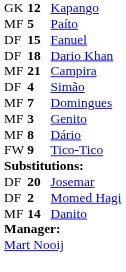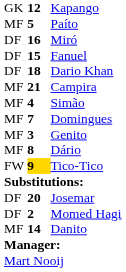+ row: (64, 39)
(13, 86) DF -> (14, 102) MF
(31, 150) no background -> (31, 166) gold background
